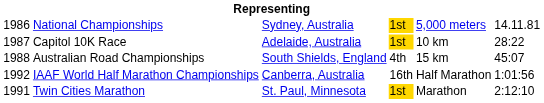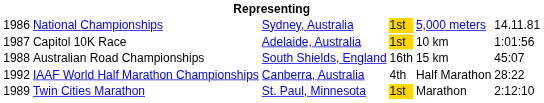(509, 42) 28:22 -> (514, 42) 1:01:56
(398, 58) 4th -> (401, 58) 16th
(401, 75) 16th -> (398, 75) 4th
(514, 75) 1:01:56 -> (509, 75) 28:22
(17, 91) 1991 -> (17, 91) 1989
